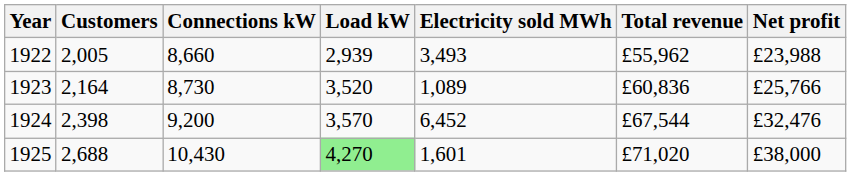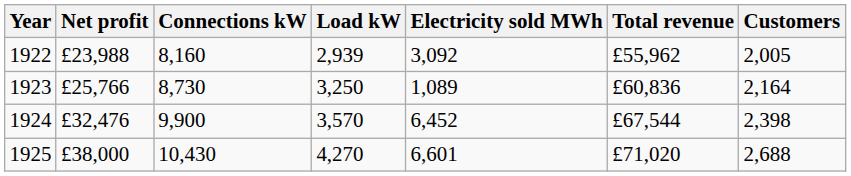columns swapped: (109, 21) <-> (796, 21)
(191, 54) 8,660 -> (182, 54) 8,160
(443, 54) 3,493 -> (434, 54) 3,092
(349, 87) 3,520 -> (340, 87) 3,250
(191, 120) 9,200 -> (182, 120) 9,900
(349, 154) lightgreen background -> (340, 154) no background
(443, 154) 1,601 -> (434, 154) 6,601
